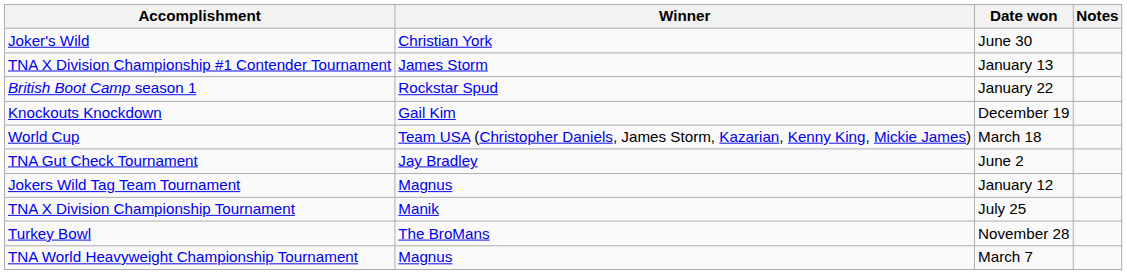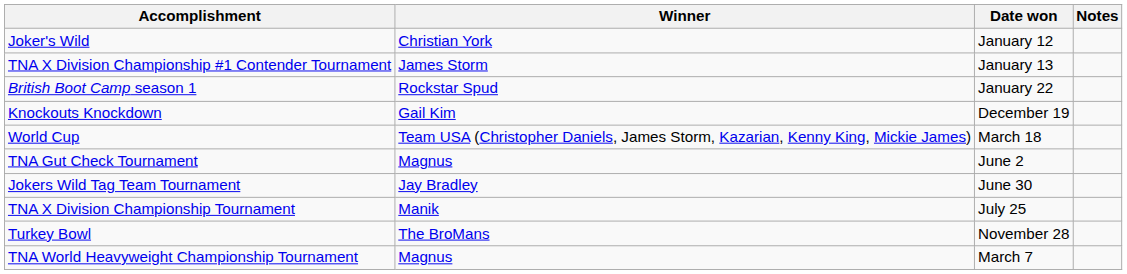(1005, 40) June 30 -> (1016, 40) January 12
(438, 161) Jay Bradley -> (425, 161) Magnus
(425, 185) Magnus -> (438, 185) Jay Bradley
(1016, 185) January 12 -> (1005, 185) June 30
